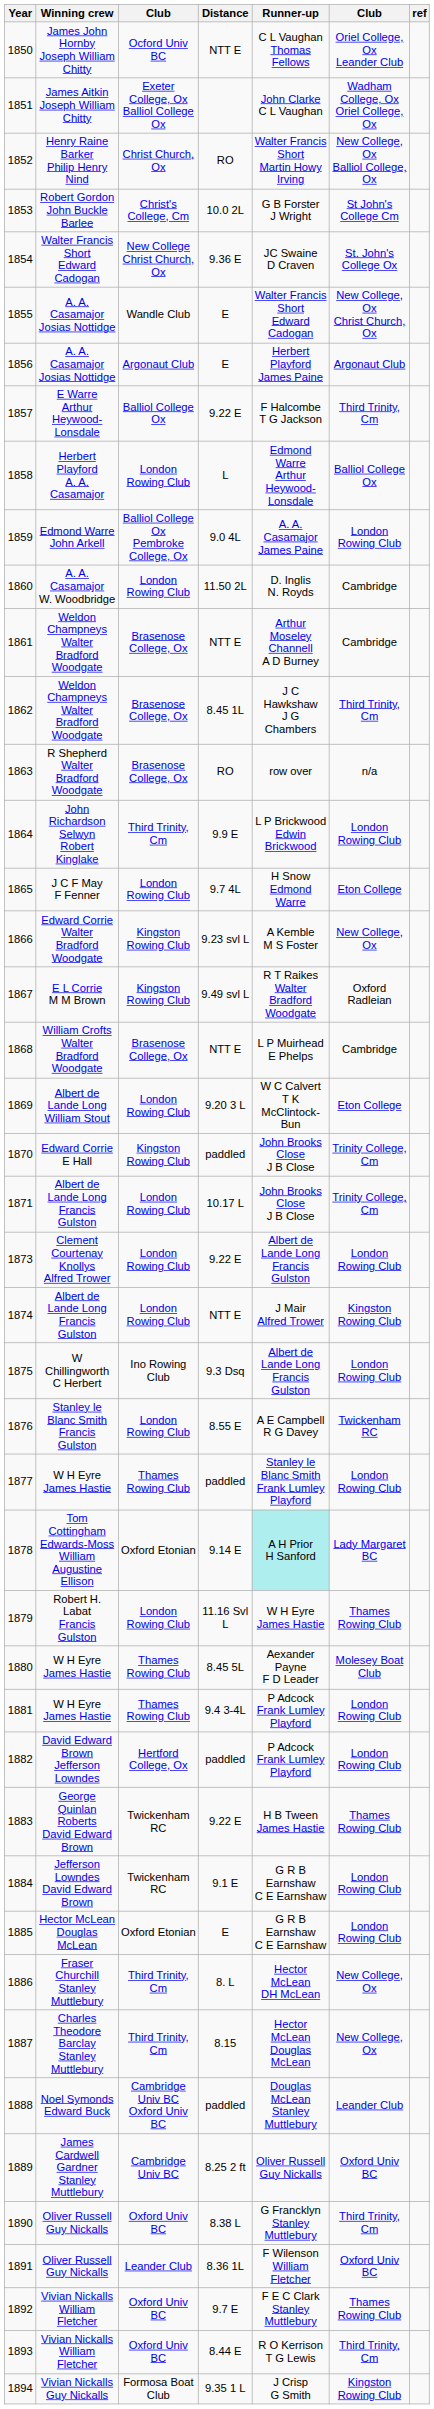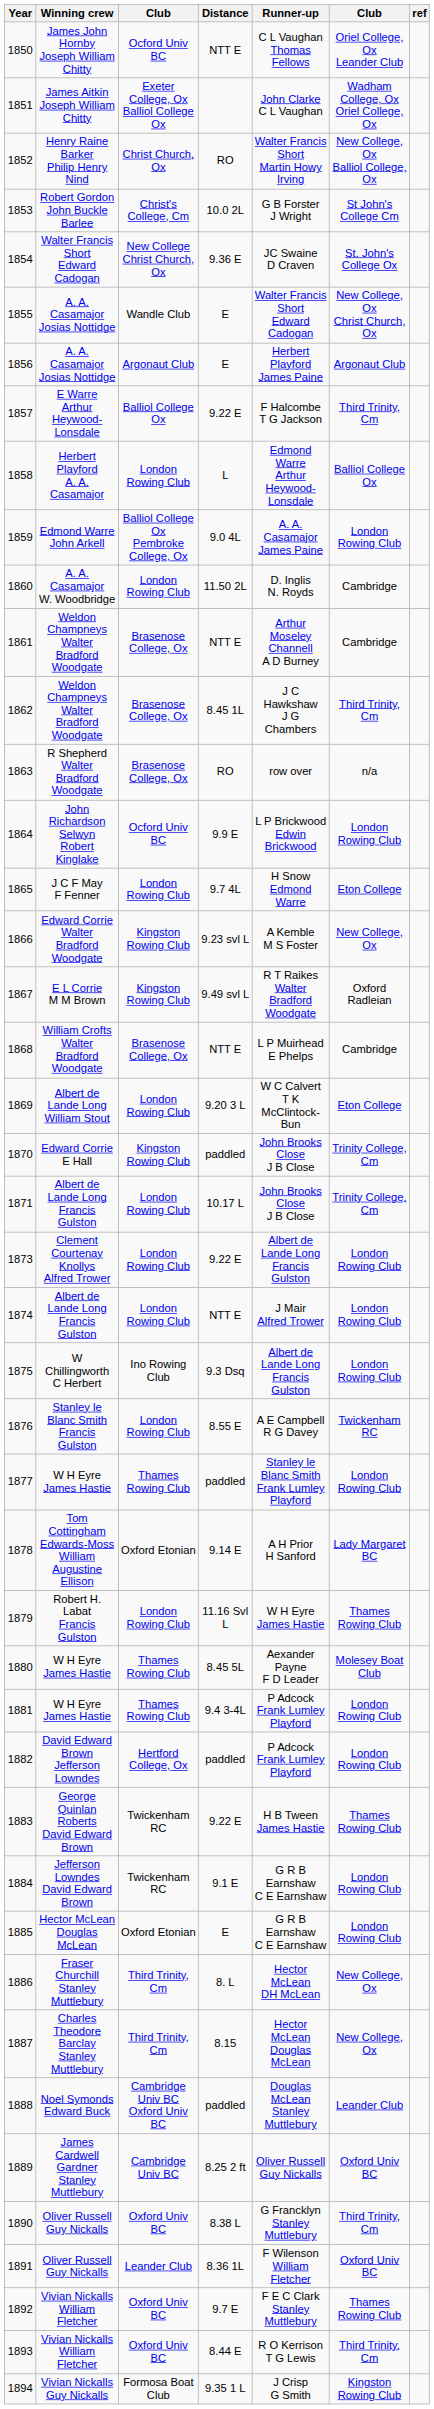(158, 834) Third Trinity, Cm -> (158, 834) Ocford Univ BC
(369, 1315) Kingston Rowing Club -> (369, 1315) London Rowing Club
(291, 1550) paleturquoise background -> (291, 1550) no background
